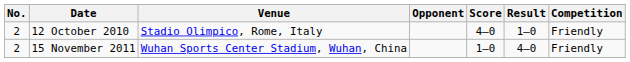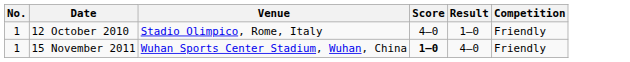- column: (438, 13)
(17, 31) 2 -> (17, 31) 1
(17, 48) 2 -> (17, 48) 1
(486, 48) normal -> (428, 48) bold
